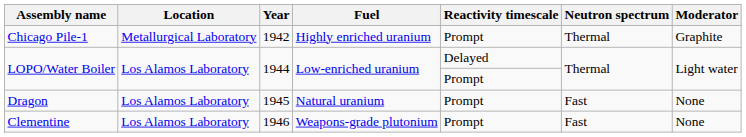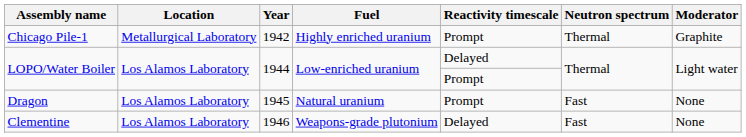(464, 121) Prompt -> (466, 121) Delayed
